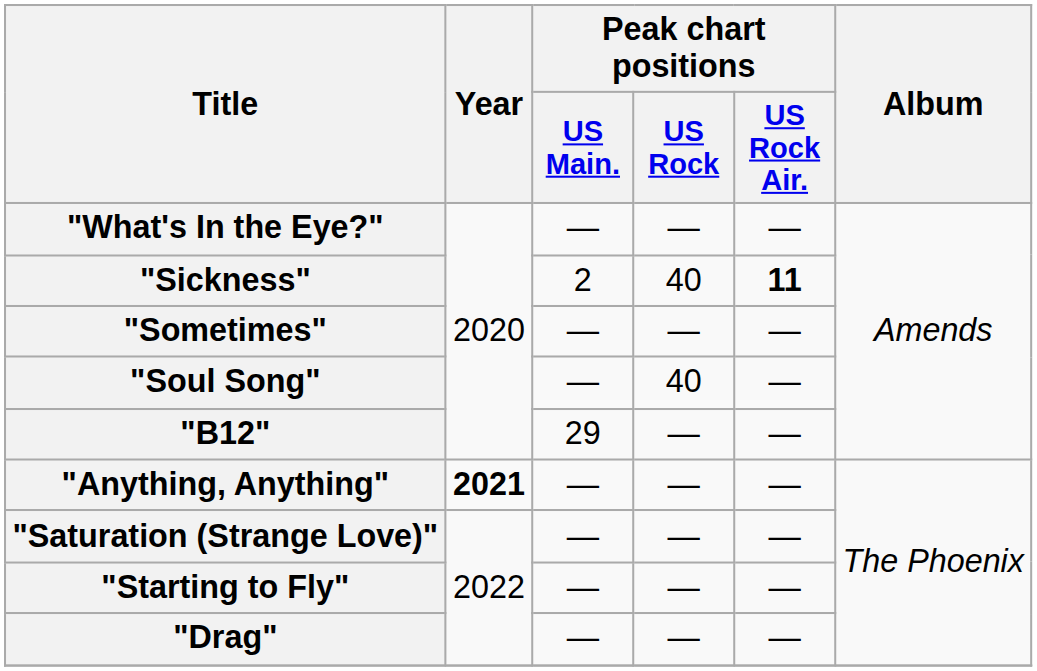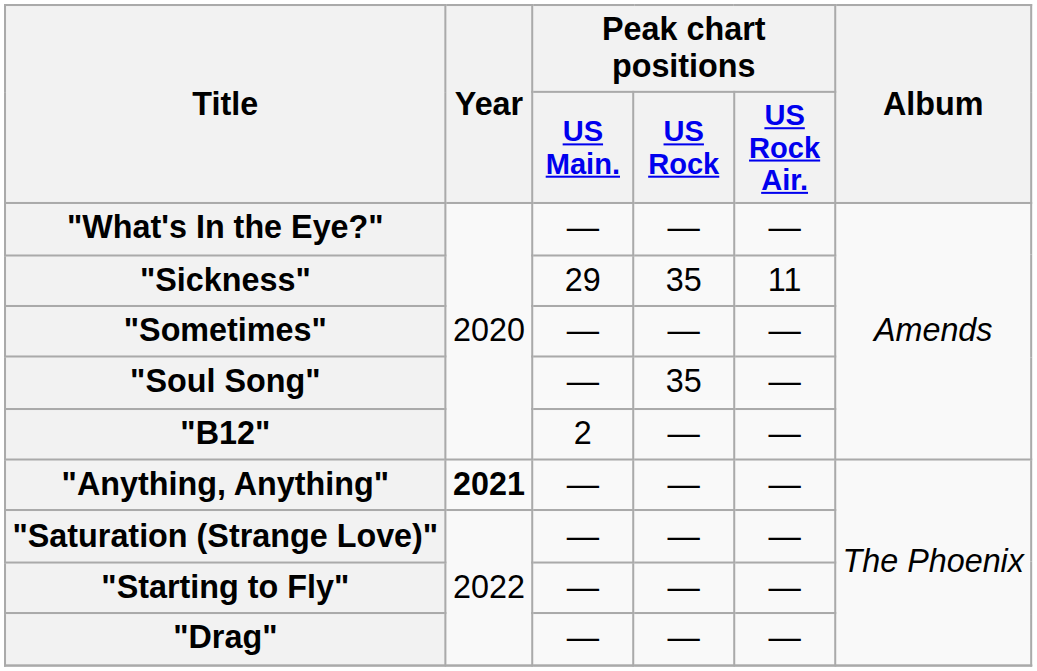(583, 279) 2 -> (583, 279) 29
(684, 279) 40 -> (684, 279) 35
(785, 279) bold -> (785, 279) normal
(684, 382) 40 -> (684, 382) 35
(583, 433) 29 -> (583, 433) 2
